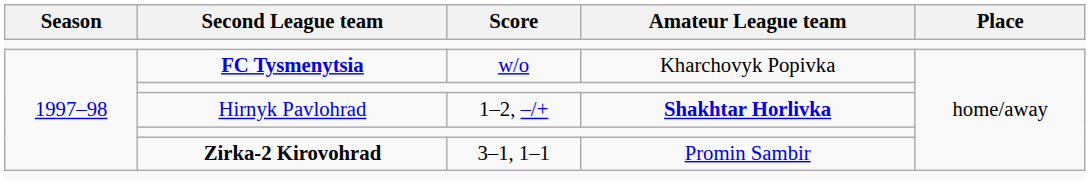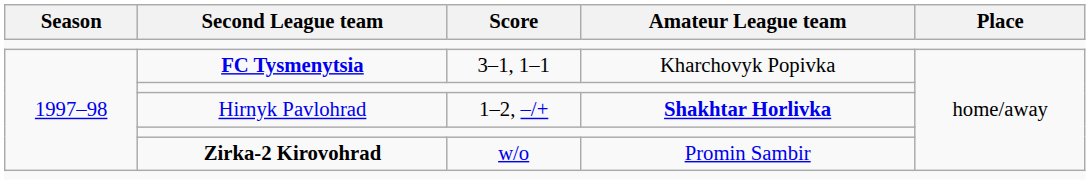(514, 65) w/o -> (514, 65) 3–1, 1–1
(514, 153) 3–1, 1–1 -> (514, 153) w/o
